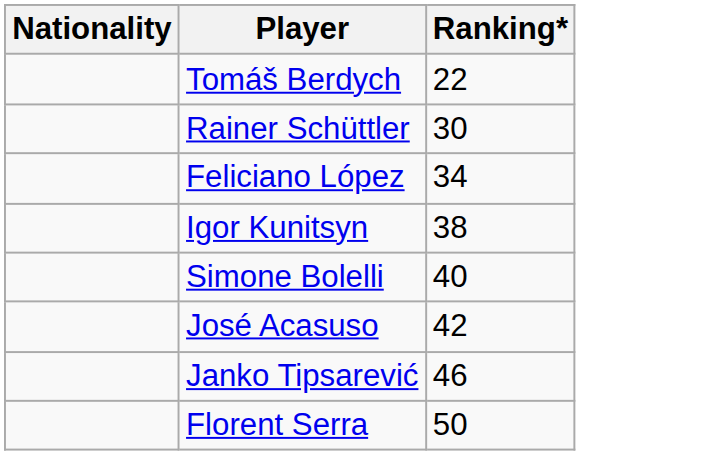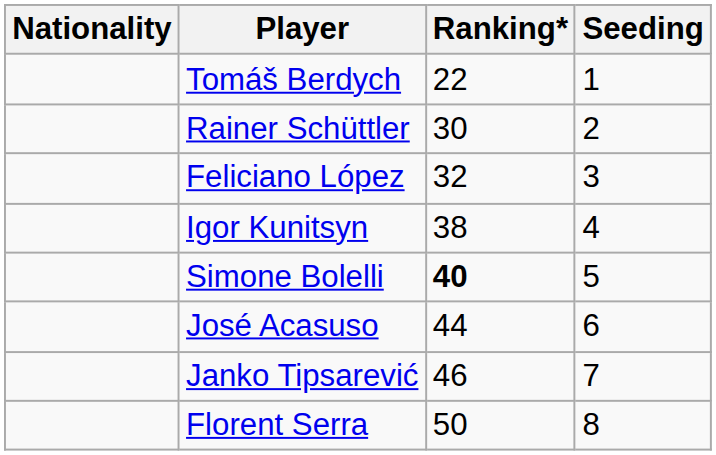+ column: (643, 29)
(450, 177) 34 -> (450, 177) 32
(450, 276) normal -> (450, 276) bold
(450, 326) 42 -> (450, 326) 44
